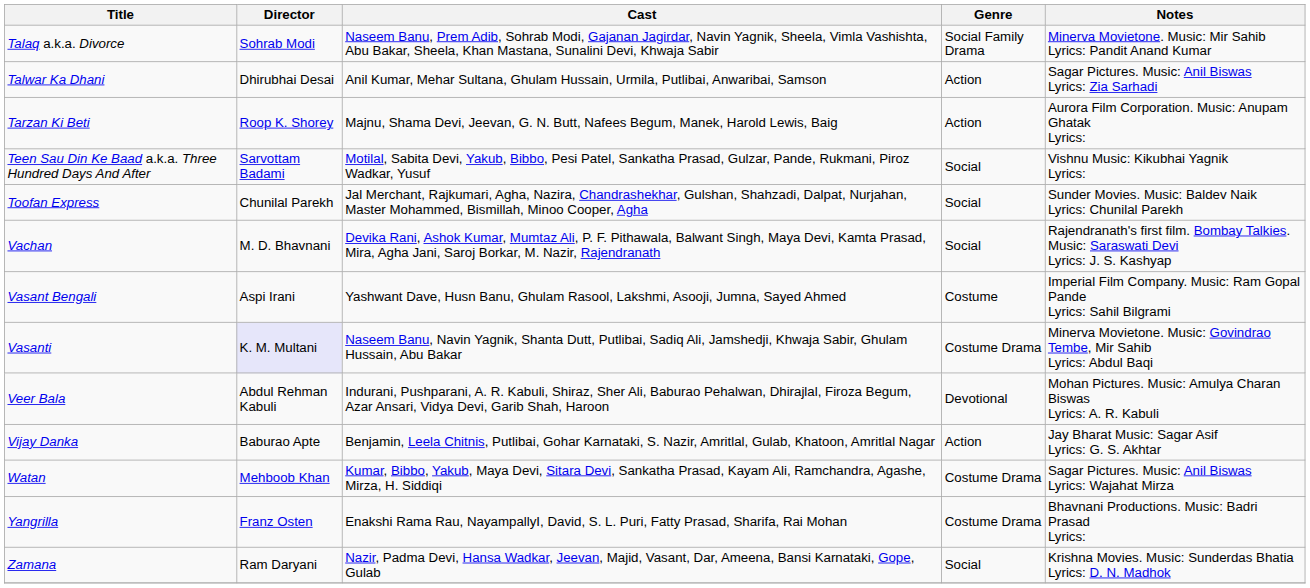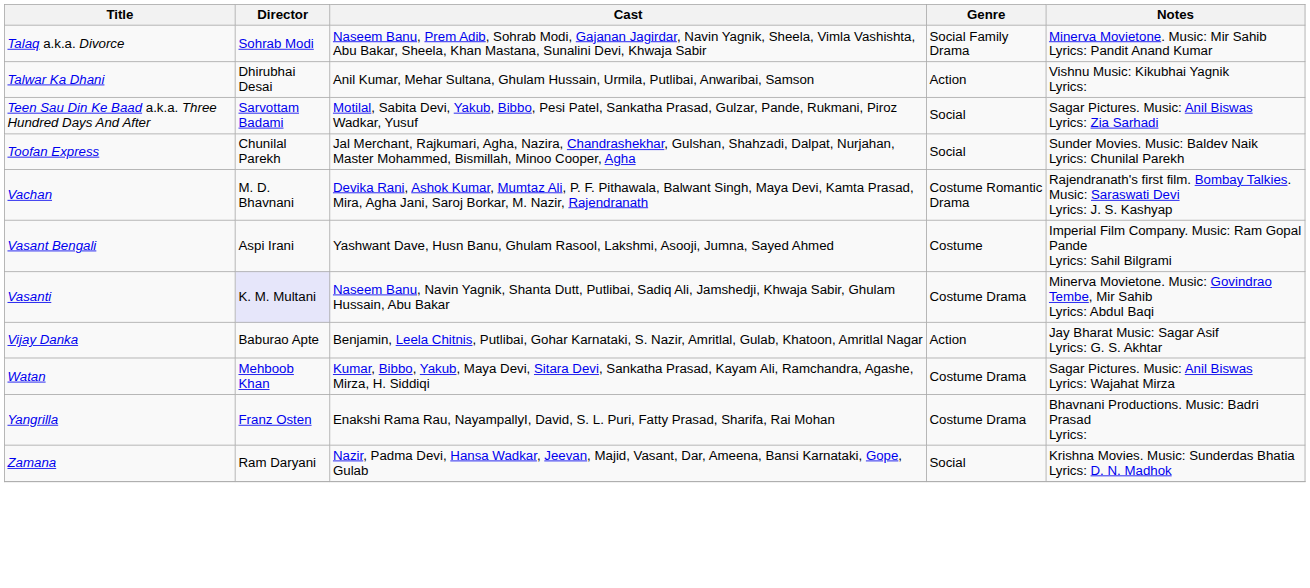(1150, 79) Sagar Pictures. Music: Anil Biswas Lyrics: Zia Sarhadi -> (1139, 79) Vishnu Music: Kikubhai Yagnik Lyrics:
- row: (49, 123)
(1138, 166) Vishnu Music: Kikubhai Yagnik Lyrics: -> (1151, 115) Sagar Pictures. Music: Anil Biswas Lyrics: Zia Sarhadi
(963, 245) Social -> (986, 195) Costume Romantic Drama
- row: (36, 398)
